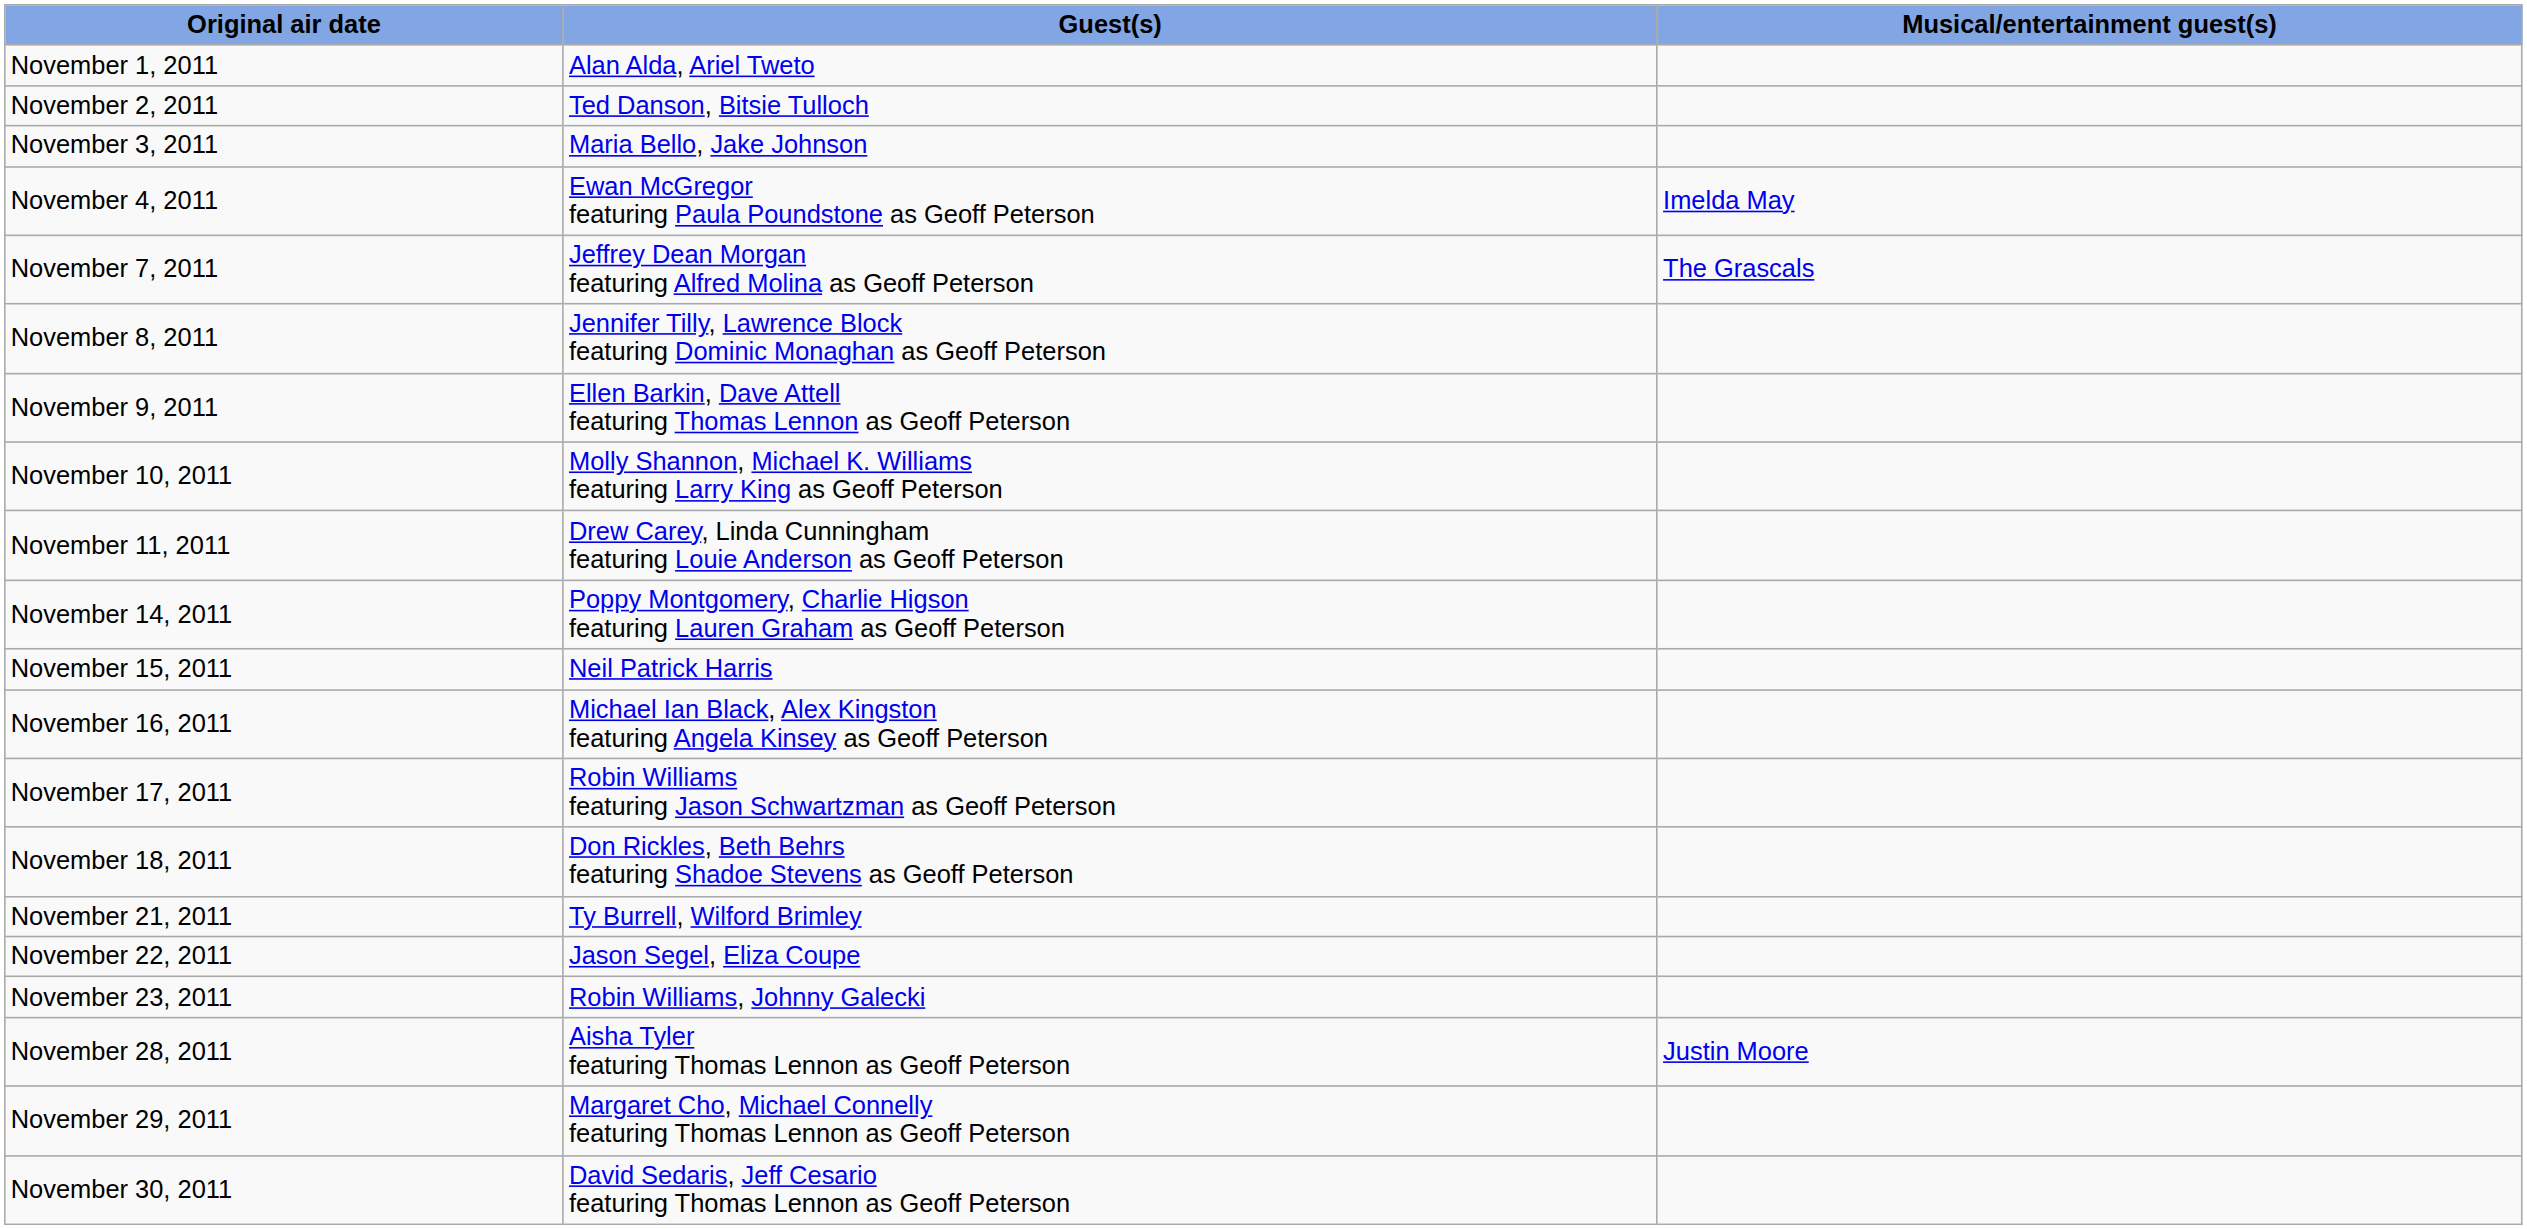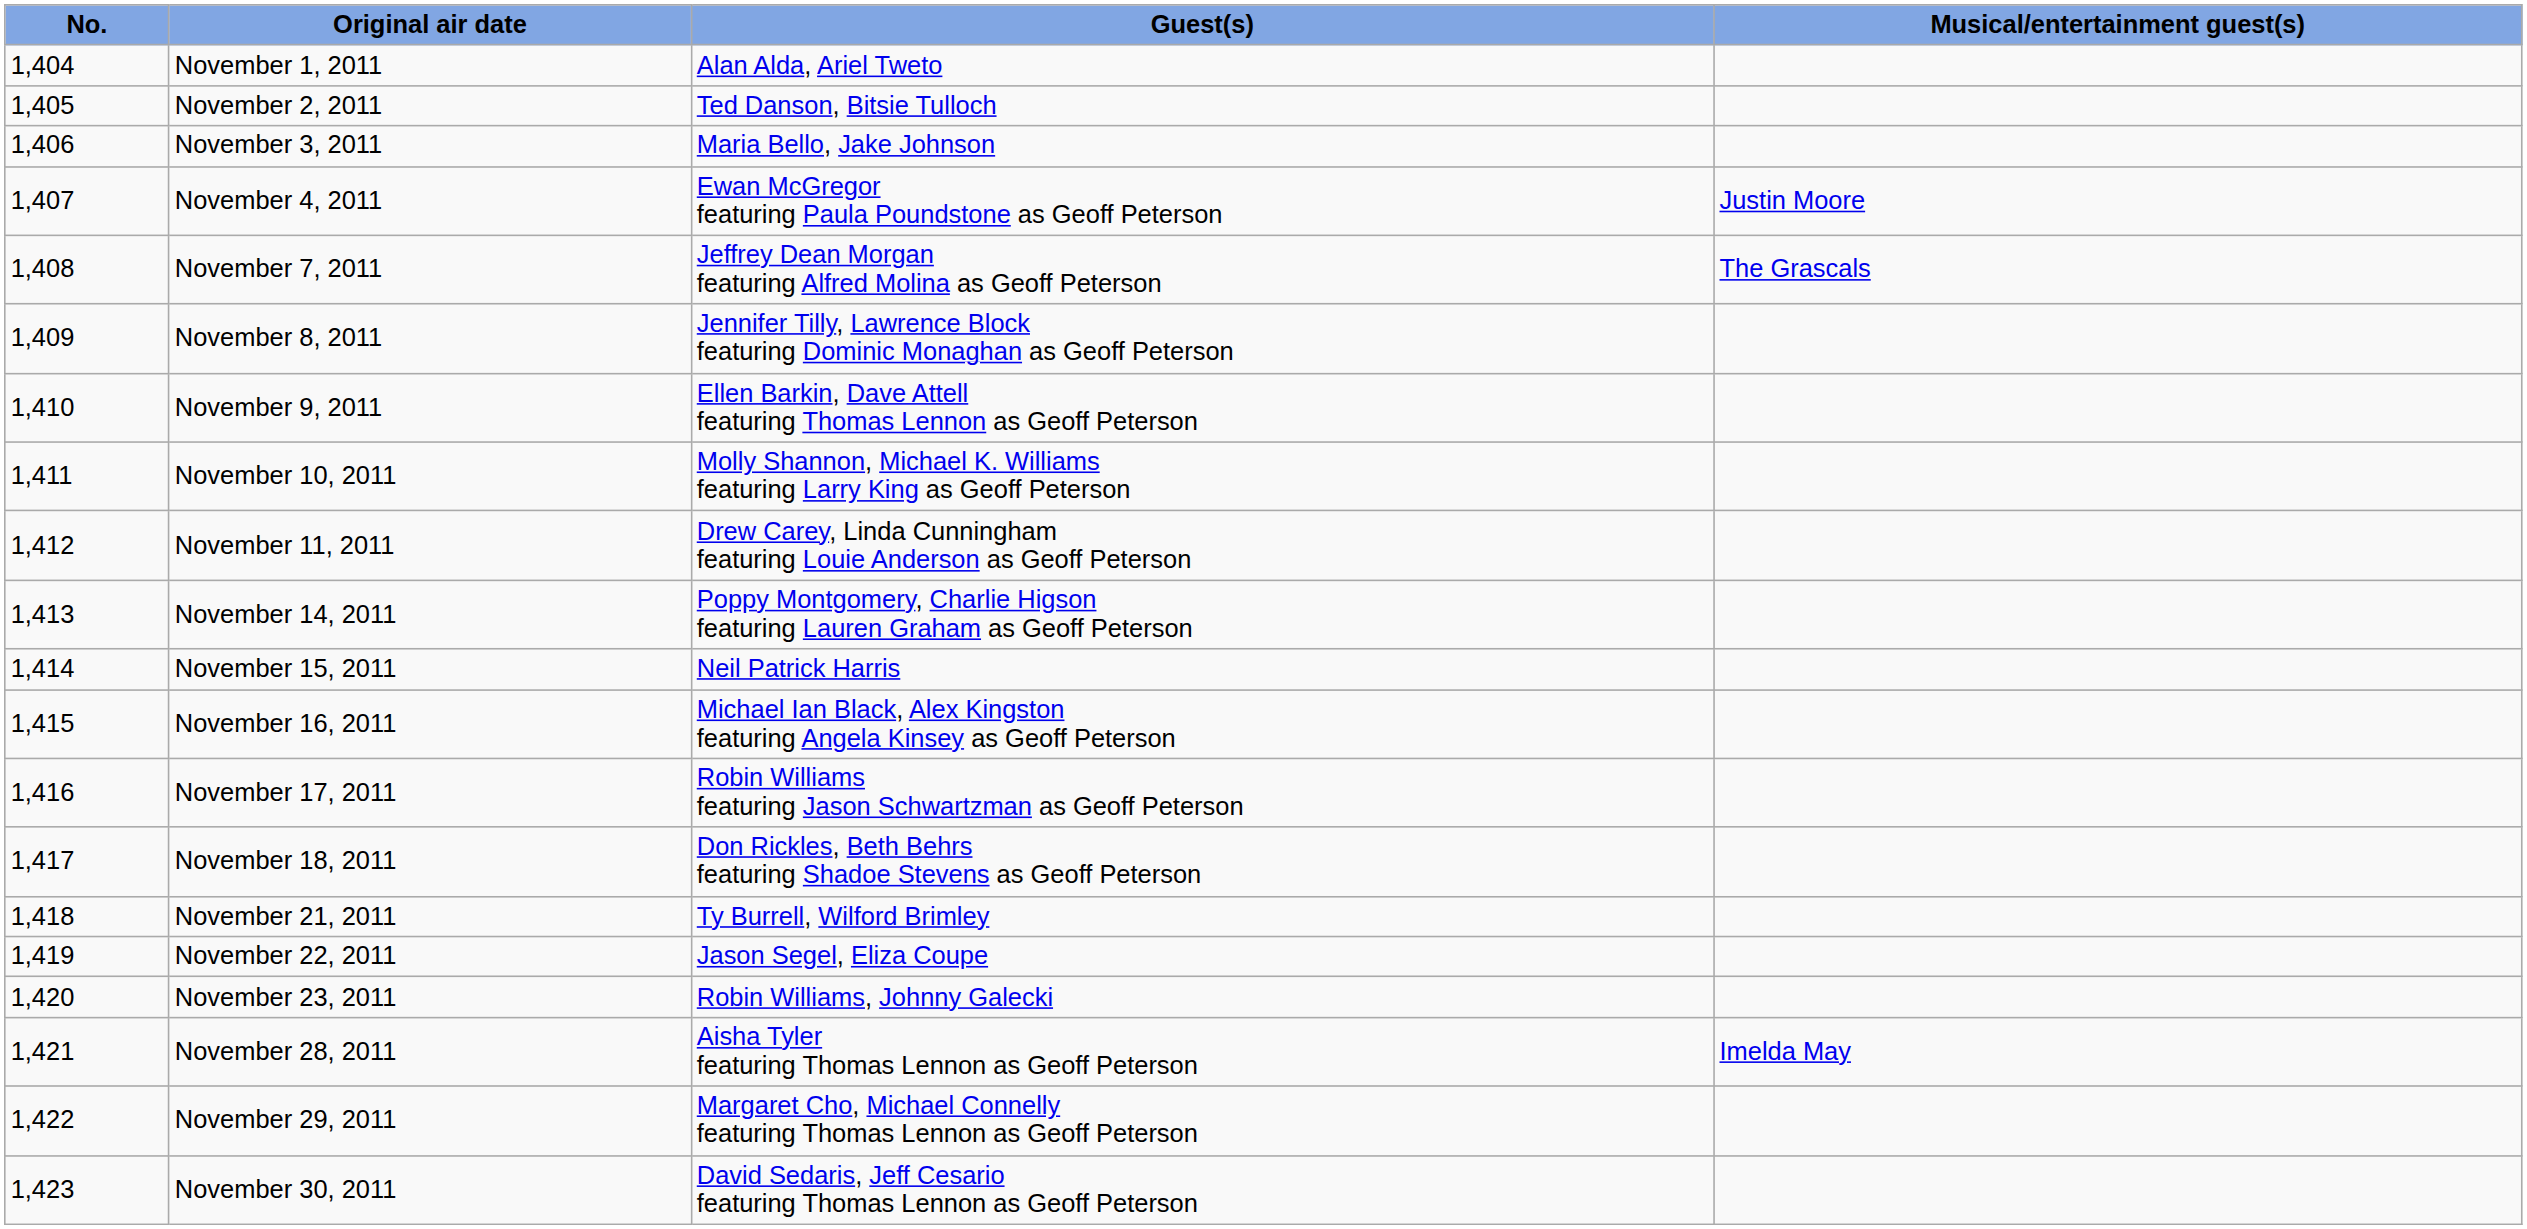+ column: (87, 24)
(1729, 200) Imelda May -> (1792, 200) Justin Moore
(1736, 1051) Justin Moore -> (1785, 1051) Imelda May
